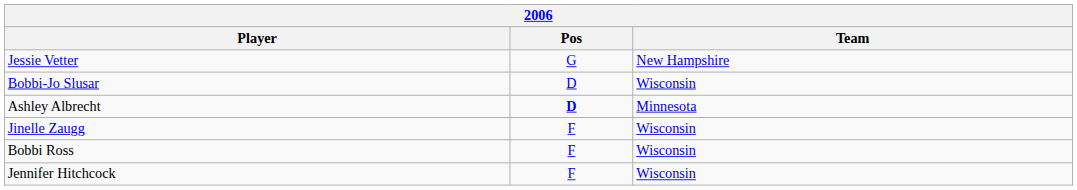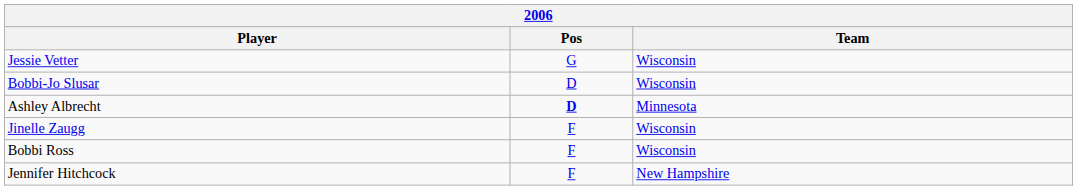(683, 60) New Hampshire -> (666, 60) Wisconsin
(666, 173) Wisconsin -> (683, 173) New Hampshire
